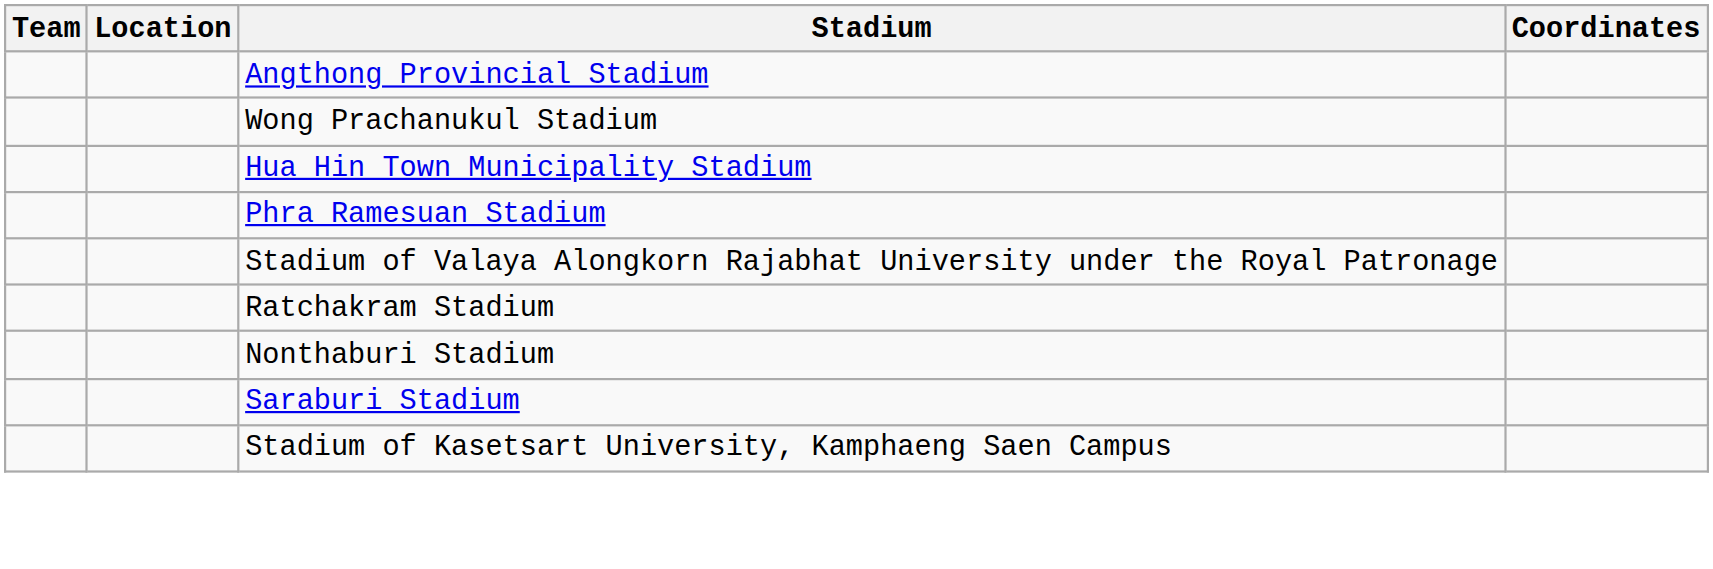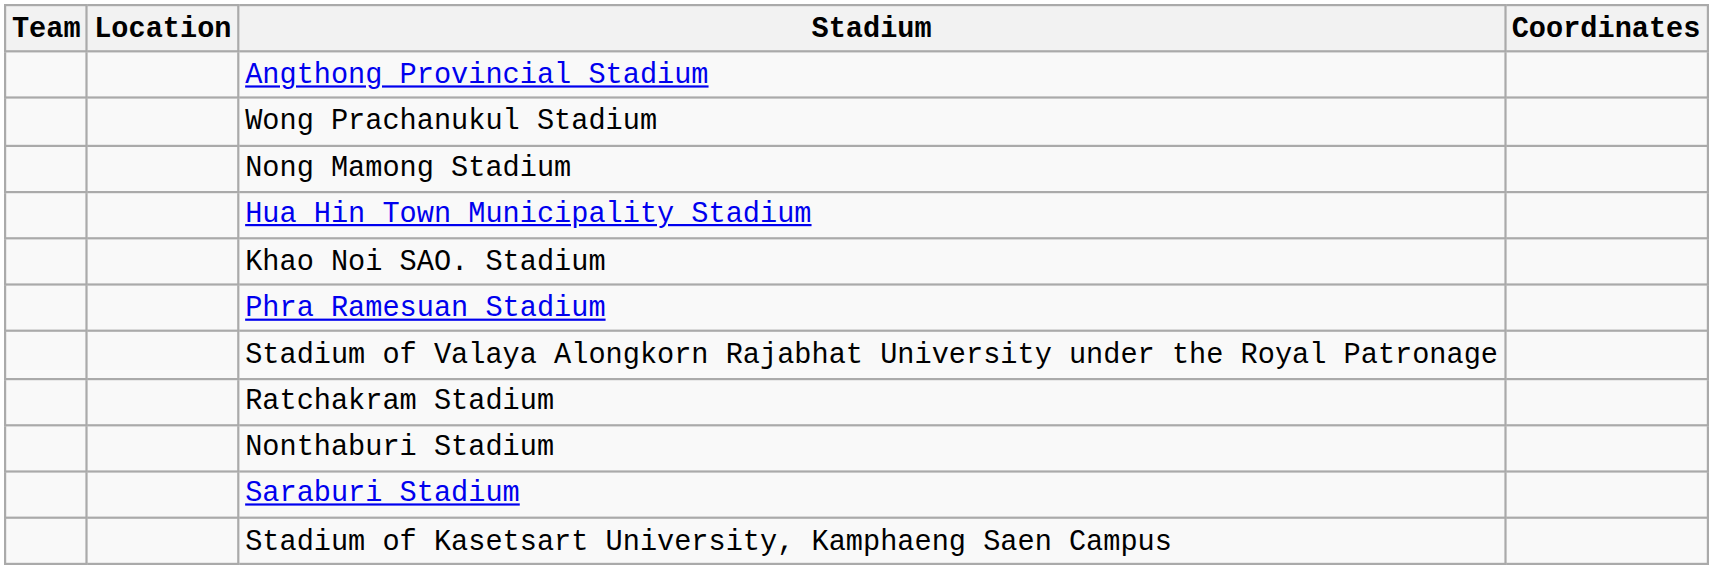+ row: (408, 168)
+ row: (425, 261)
